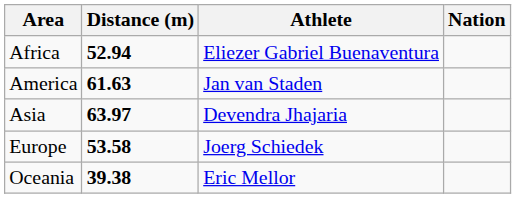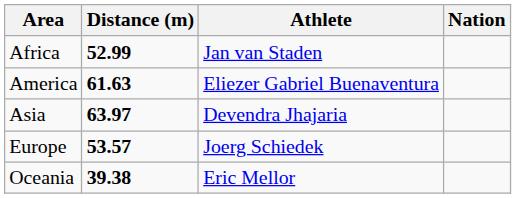(109, 51) 52.94 -> (109, 51) 52.99
(321, 51) Eliezer Gabriel Buenaventura -> (263, 51) Jan van Staden
(263, 83) Jan van Staden -> (321, 83) Eliezer Gabriel Buenaventura
(109, 146) 53.58 -> (109, 146) 53.57
